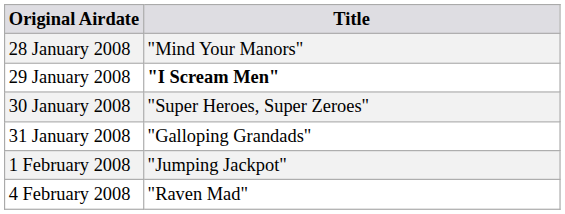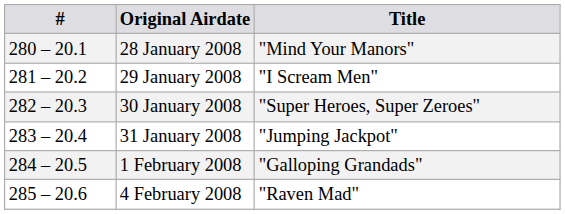+ column: (60, 19)
(213, 77) bold -> (318, 77) normal
(229, 135) "Galloping Grandads" -> (328, 135) "Jumping Jackpot"
(217, 164) "Jumping Jackpot" -> (341, 164) "Galloping Grandads"
